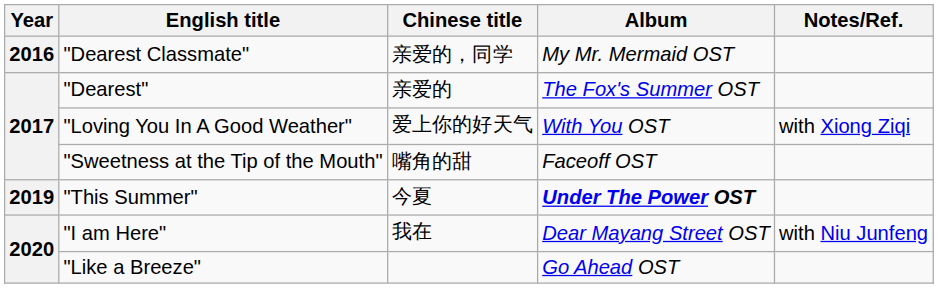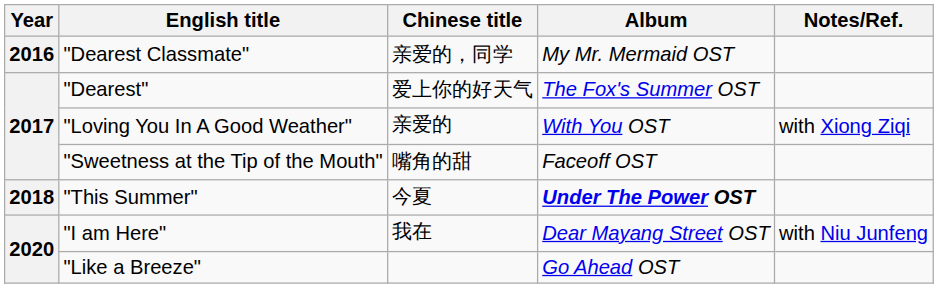(422, 89) 亲爱的 -> (462, 89) 爱上你的好天气
(462, 125) 爱上你的好天气 -> (422, 125) 亲爱的
(32, 197) 2019 -> (32, 197) 2018
